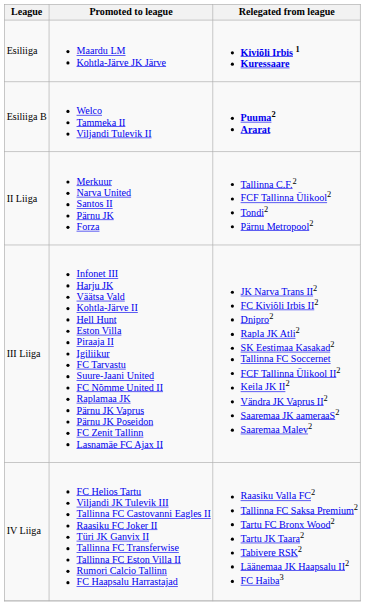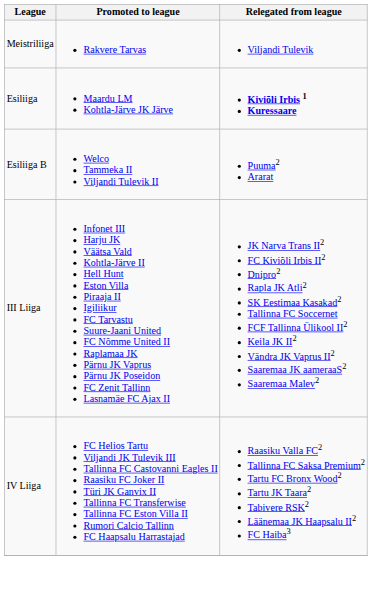+ row: (30, 44)
(287, 123) bold -> (294, 170) normal
- row: (22, 198)
